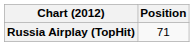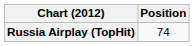(163, 32) 71 -> (163, 32) 74
